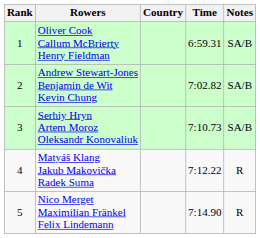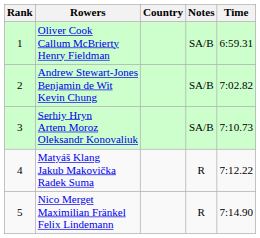columns swapped: (205, 13) <-> (240, 13)
